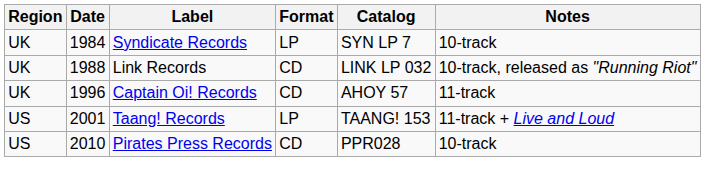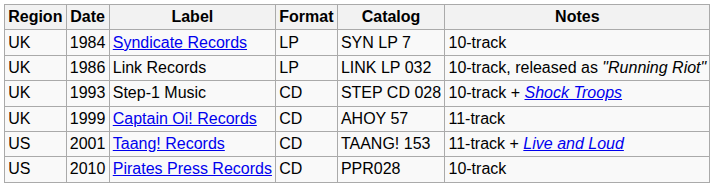(88, 67) 1988 -> (88, 67) 1986
(291, 67) CD -> (289, 67) LP
+ row: (159, 93)
(88, 93) 1996 -> (88, 118) 1999
(289, 118) LP -> (291, 144) CD
